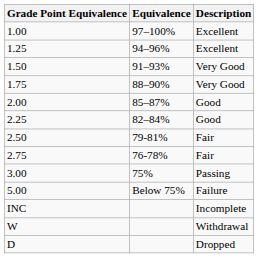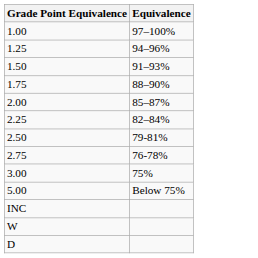- column: (224, 13)
